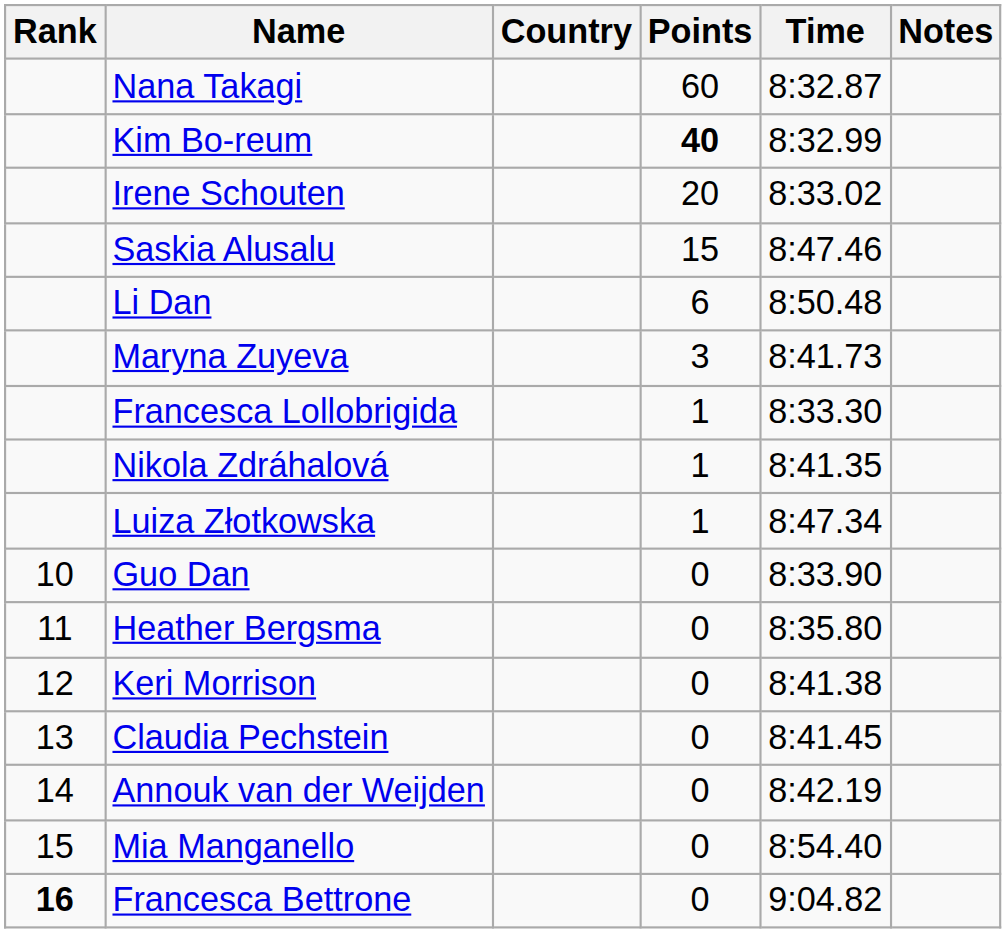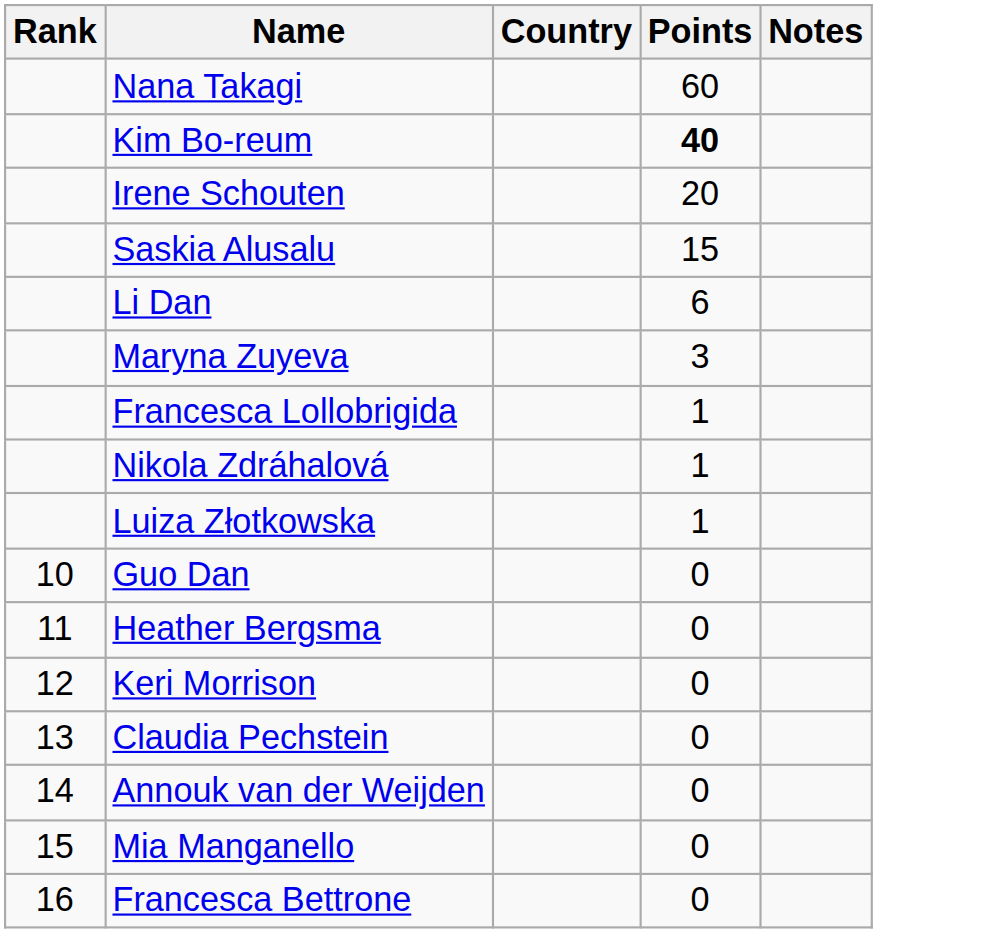- column: (825, 31)
(55, 900) bold -> (55, 900) normal
